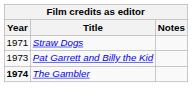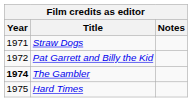(17, 58) 1973 -> (17, 58) 1972
+ row: (58, 89)
